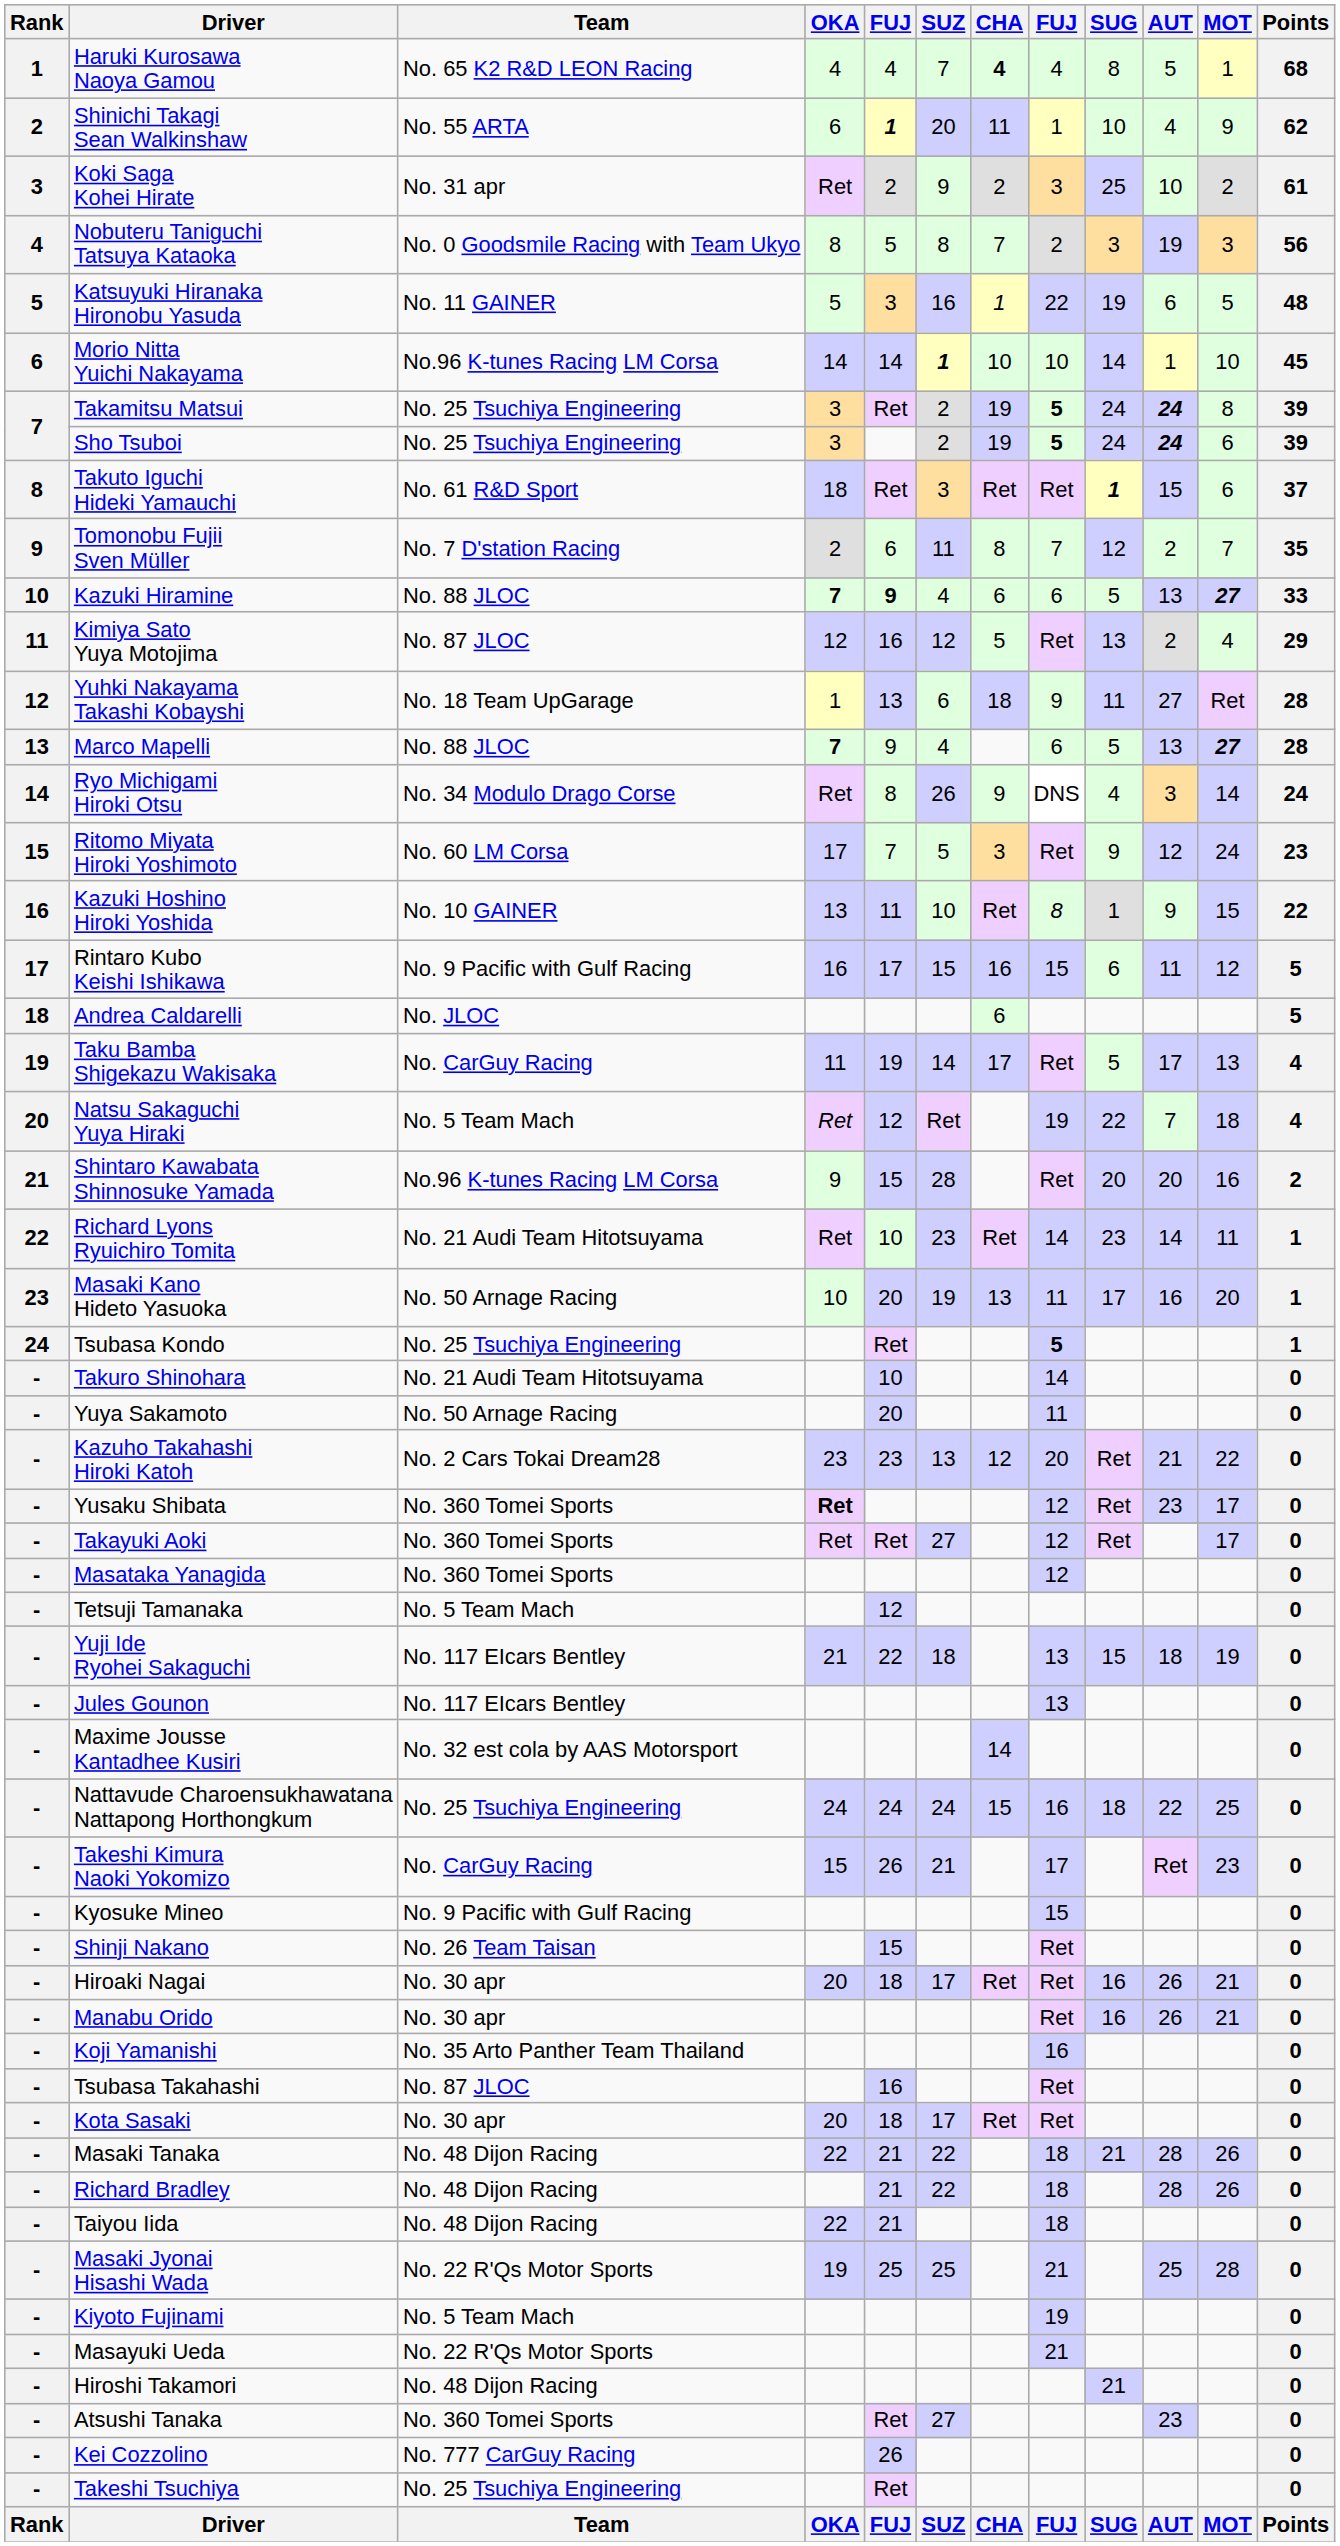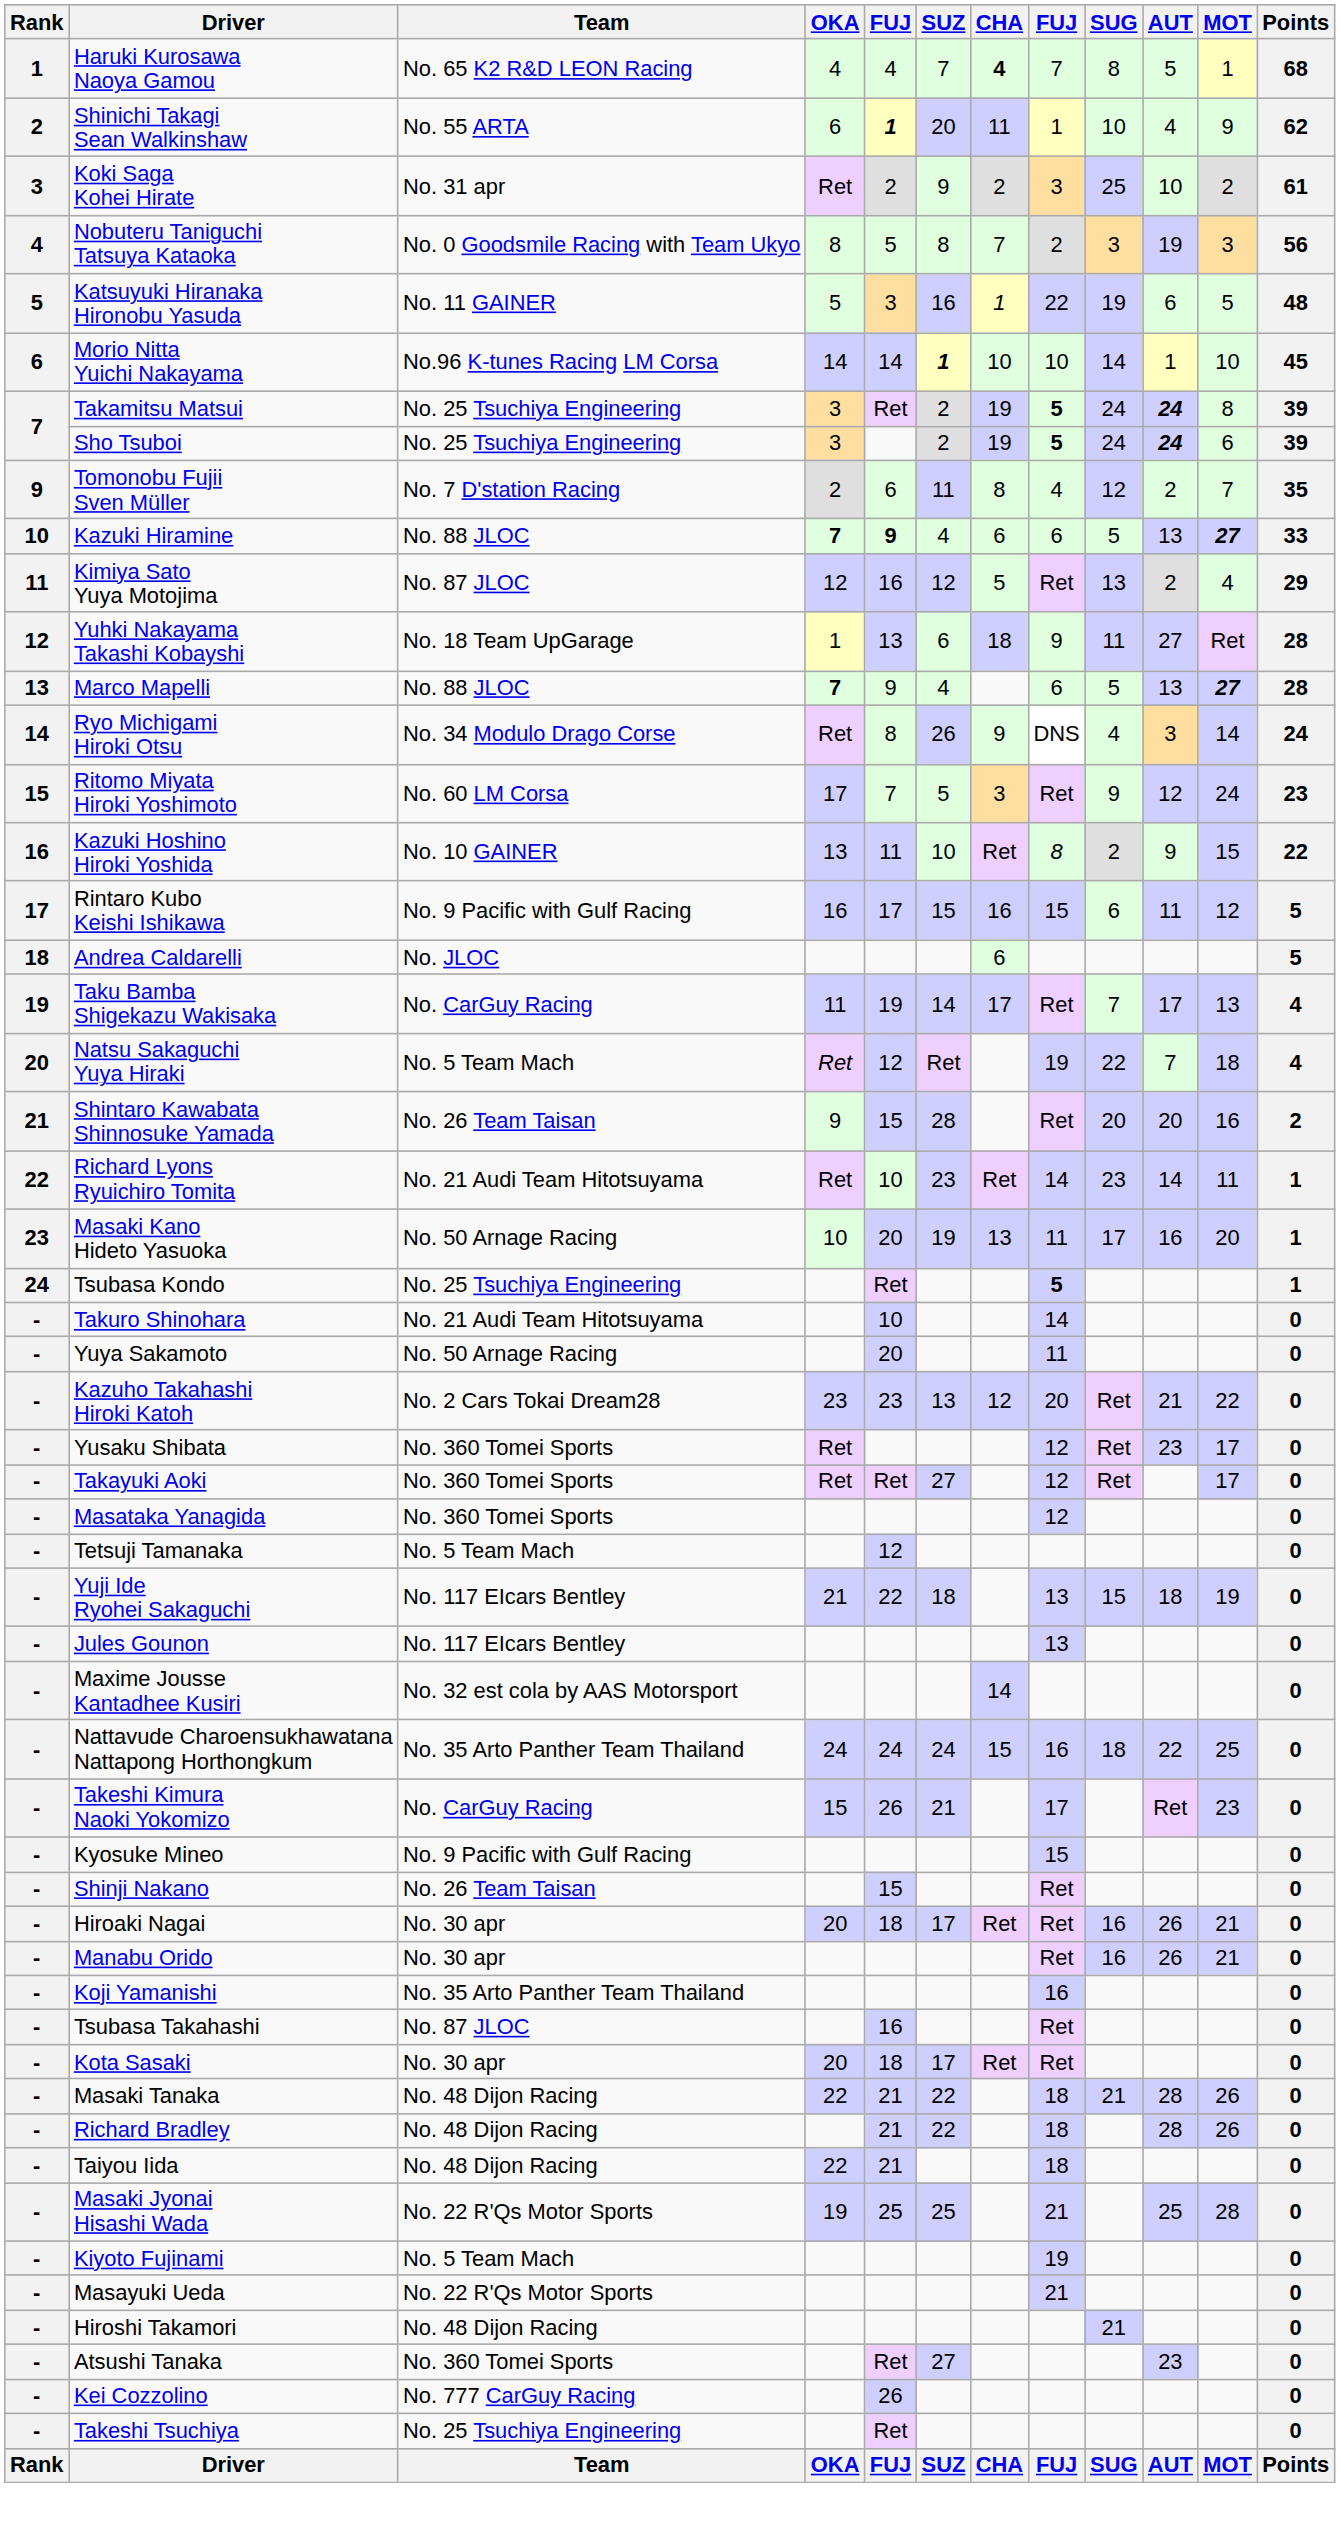(1057, 68) 4 -> (1057, 68) 7
- row: (155, 489)
(1057, 548) 7 -> (1057, 489) 4
(1114, 910) 1 -> (1114, 852) 2
(1114, 1062) 5 -> (1114, 1003) 7
(561, 1179) No.96 K-tunes Racing LM Corsa -> (499, 1121) No. 26 Team Taisan
(835, 1506) bold -> (835, 1447) normal
(542, 1808) No. 25 Tsuchiya Engineering -> (574, 1749) No. 35 Arto Panther Team Thailand
